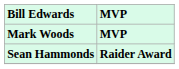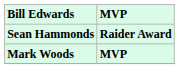rows swapped: (41, 34) <-> (51, 54)
